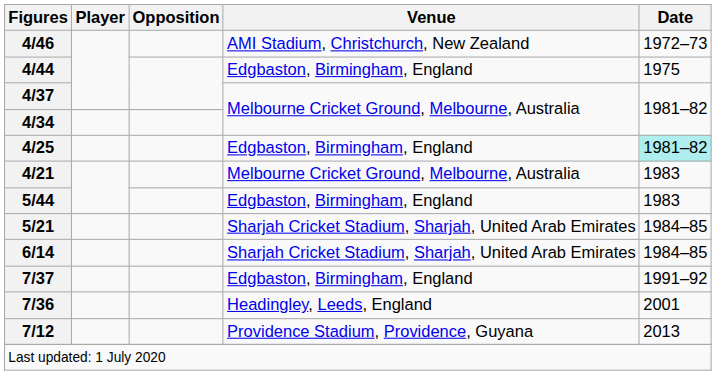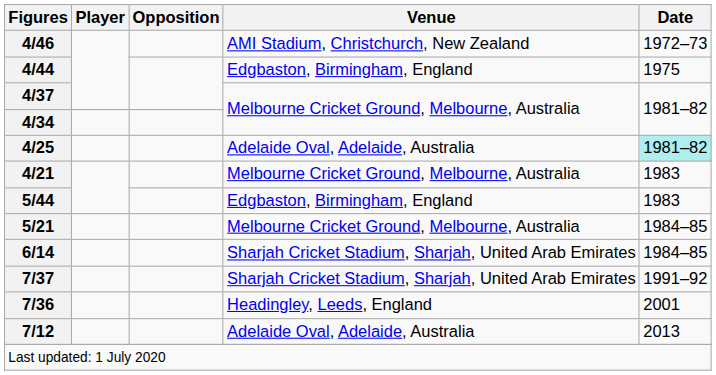(350, 148) Edgbaston, Birmingham, England -> (351, 148) Adelaide Oval, Adelaide, Australia
(431, 226) Sharjah Cricket Stadium, Sharjah, United Arab Emirates -> (403, 226) Melbourne Cricket Ground, Melbourne, Australia
(350, 278) Edgbaston, Birmingham, England -> (431, 278) Sharjah Cricket Stadium, Sharjah, United Arab Emirates
(380, 331) Providence Stadium, Providence, Guyana -> (351, 331) Adelaide Oval, Adelaide, Australia
